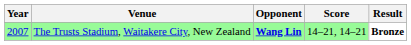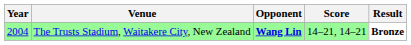(18, 31) 2007 -> (18, 31) 2004
